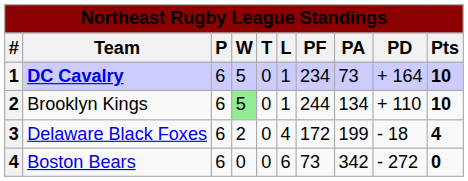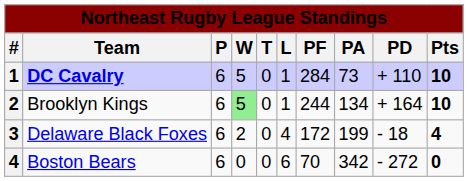(315, 76) 234 -> (315, 76) 284
(400, 76) + 164 -> (399, 76) + 110
(399, 104) + 110 -> (400, 104) + 164
(310, 162) 73 -> (310, 162) 70
